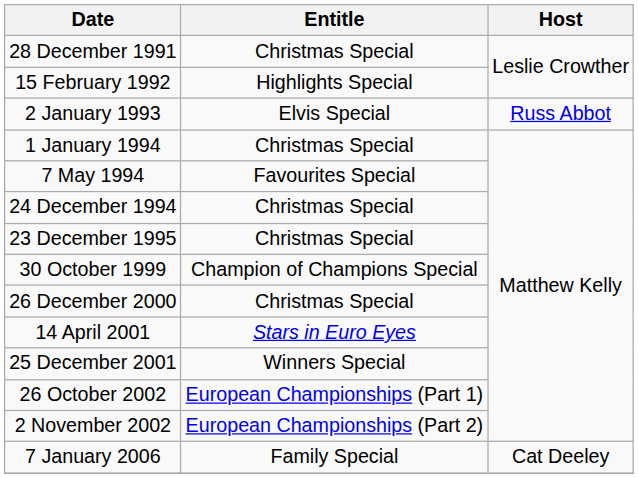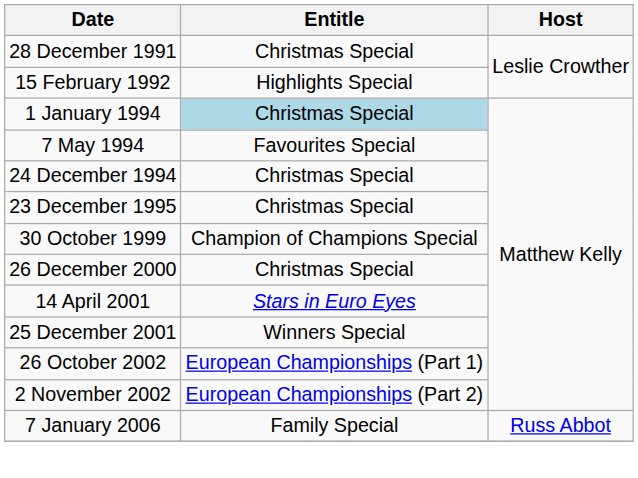- row: (93, 113)
(334, 144) no background -> (334, 113) lightblue background
(561, 457) Cat Deeley -> (561, 425) Russ Abbot
